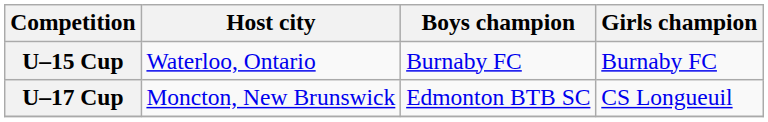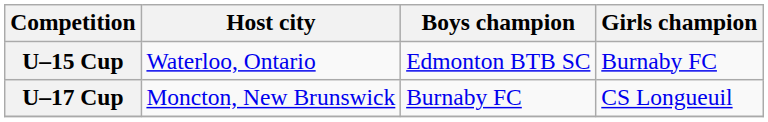(464, 60) Burnaby FC -> (498, 60) Edmonton BTB SC
(498, 97) Edmonton BTB SC -> (464, 97) Burnaby FC
